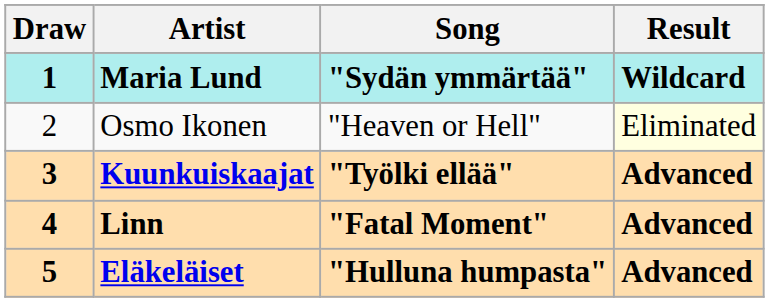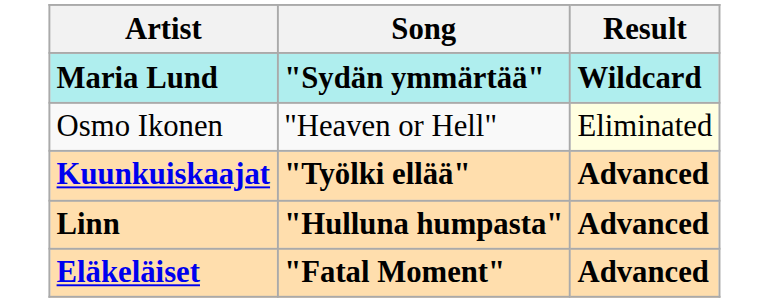- column: (50, 28)
(438, 223) "Fatal Moment" -> (424, 223) "Hulluna humpasta"
(468, 272) "Hulluna humpasta" -> (395, 272) "Fatal Moment"
